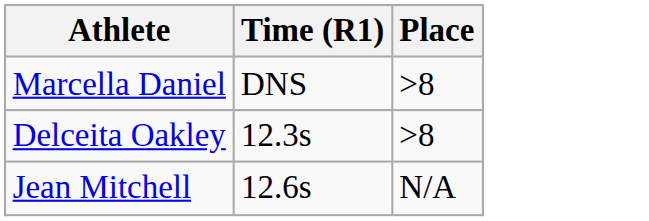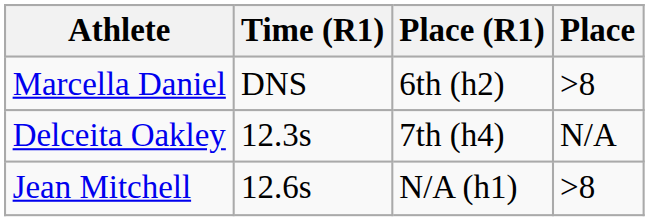+ column: (472, 30)
(417, 135) >8 -> (588, 135) N/A
(428, 187) N/A -> (578, 187) >8
